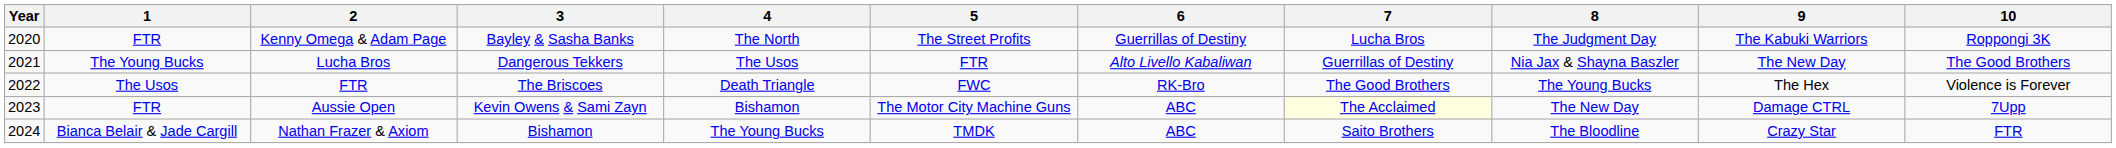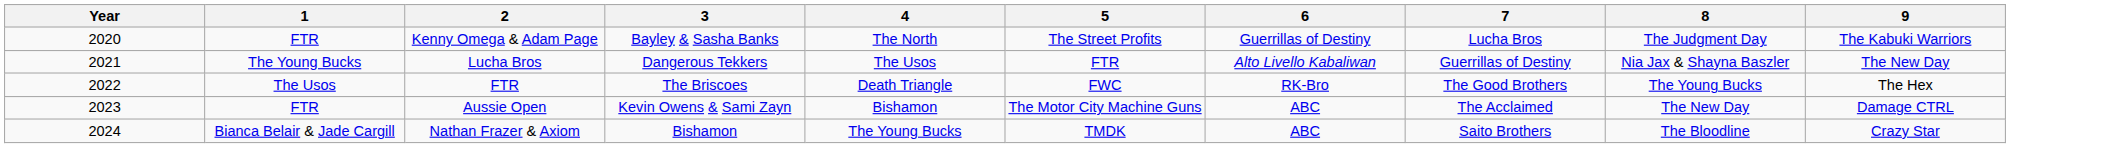- column: (2008, 16)
(1388, 107) lightyellow background -> (1505, 107) no background
